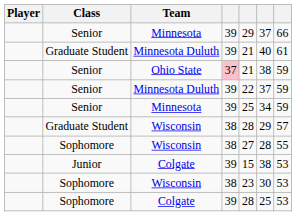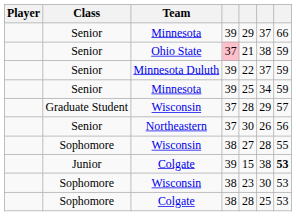- row: (87, 51)
(231, 126) 38 -> (231, 107) 37
+ row: (87, 126)
(283, 164) normal -> (283, 164) bold
(231, 201) 39 -> (231, 201) 38
